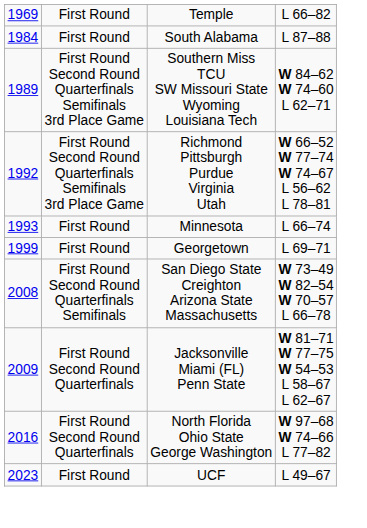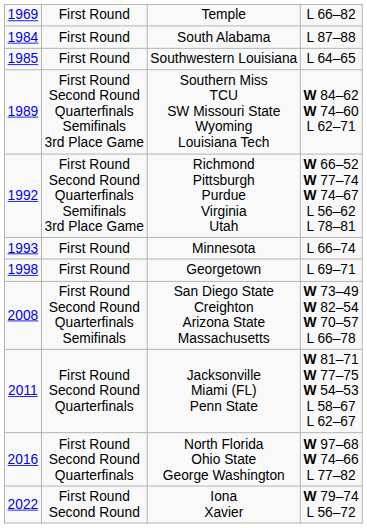+ row: (224, 59)
(23, 248) 1999 -> (23, 270) 1998
(23, 369) 2009 -> (23, 391) 2011
+ row: (224, 504)
- row: (211, 474)
